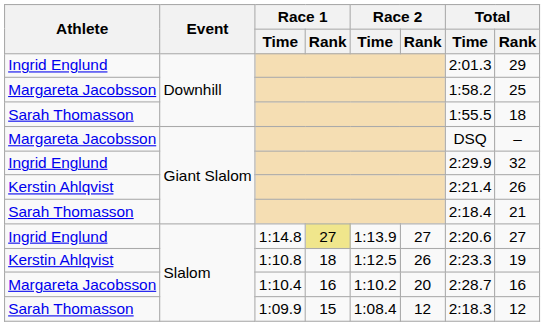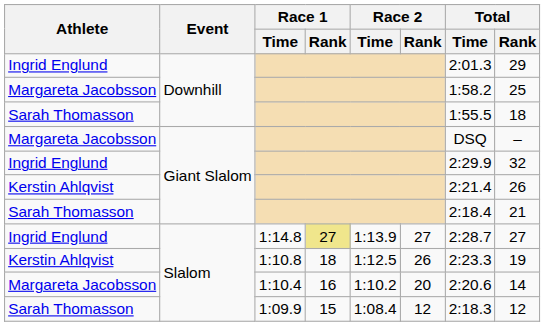(470, 236) 2:20.6 -> (470, 236) 2:28.7
(470, 285) 2:28.7 -> (470, 285) 2:20.6
(518, 285) 16 -> (518, 285) 14
